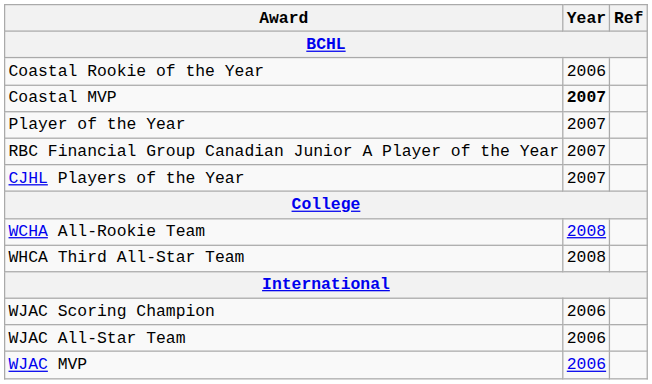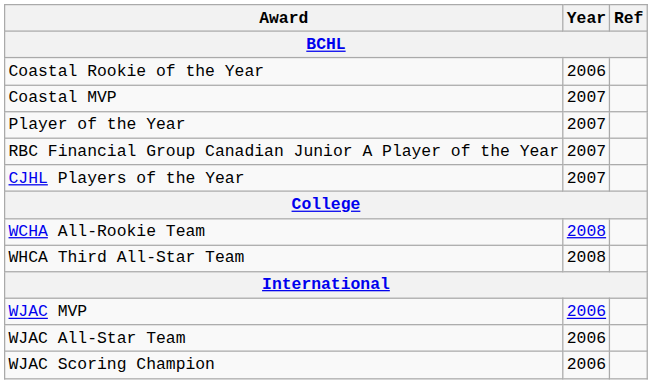(586, 98) bold -> (586, 98) normal
rows swapped: (48, 365) <-> (112, 312)
